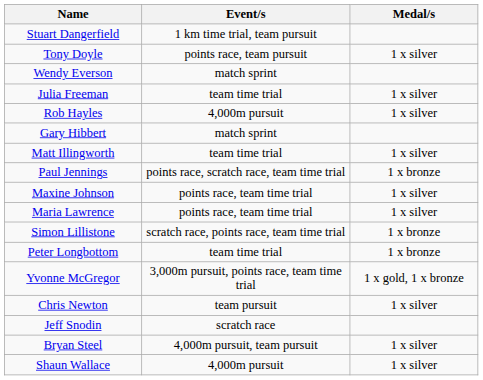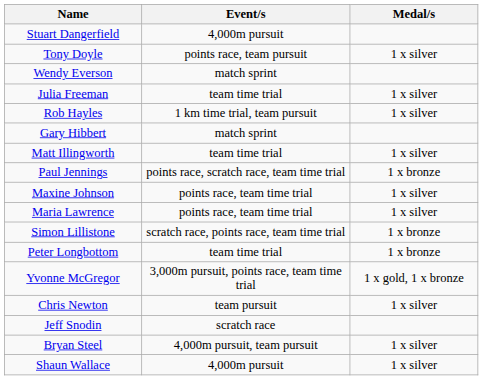(246, 34) 1 km time trial, team pursuit -> (246, 34) 4,000m pursuit
(246, 113) 4,000m pursuit -> (246, 113) 1 km time trial, team pursuit
